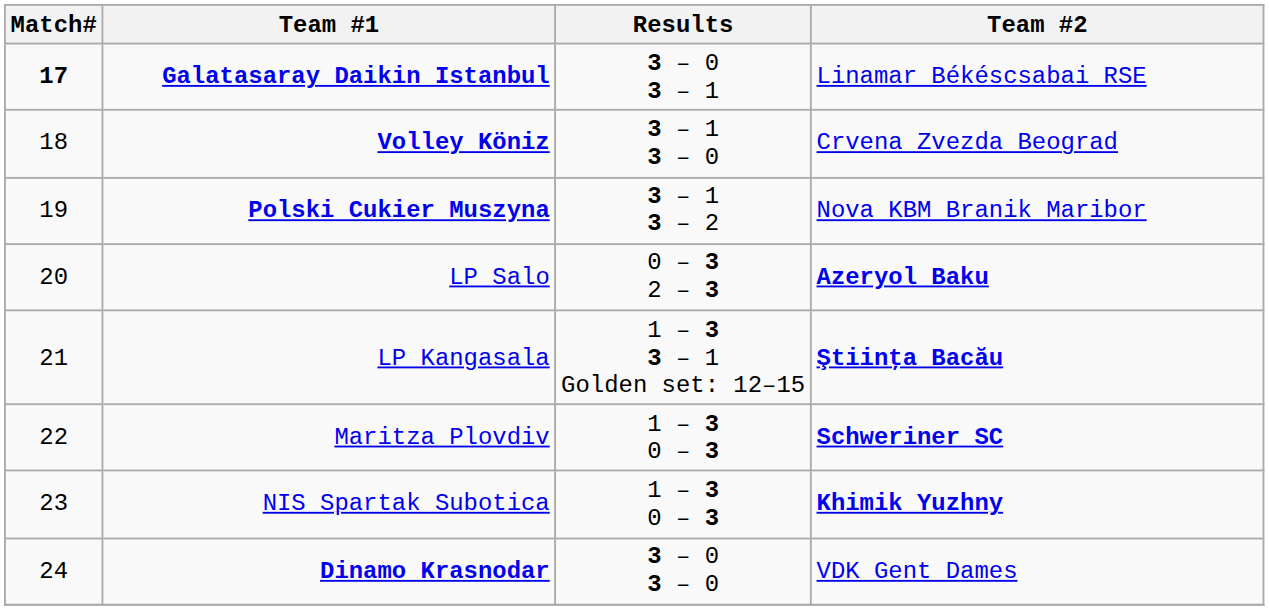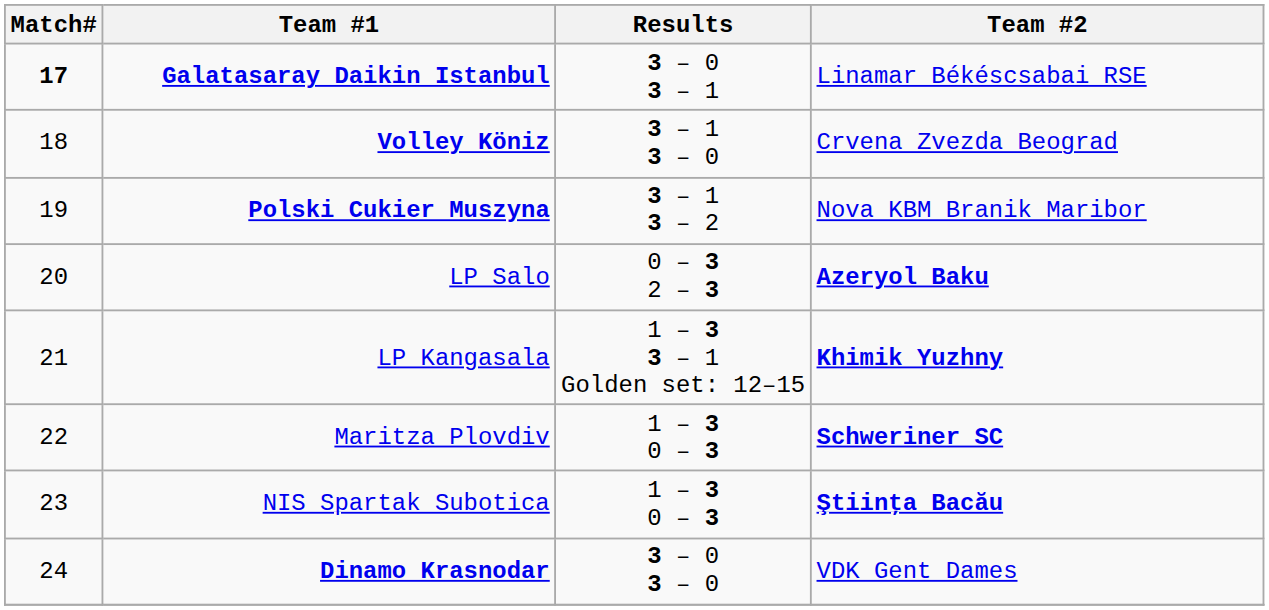(910, 357) Ştiinţa Bacău -> (910, 357) Khimik Yuzhny
(910, 504) Khimik Yuzhny -> (910, 504) Ştiinţa Bacău
